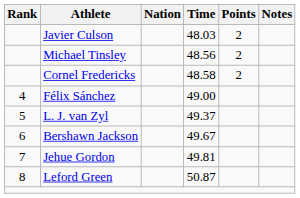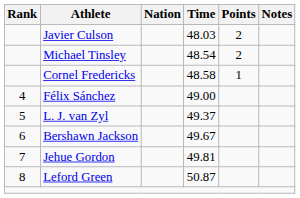(201, 55) 48.56 -> (201, 55) 48.54
(239, 75) 2 -> (239, 75) 1
